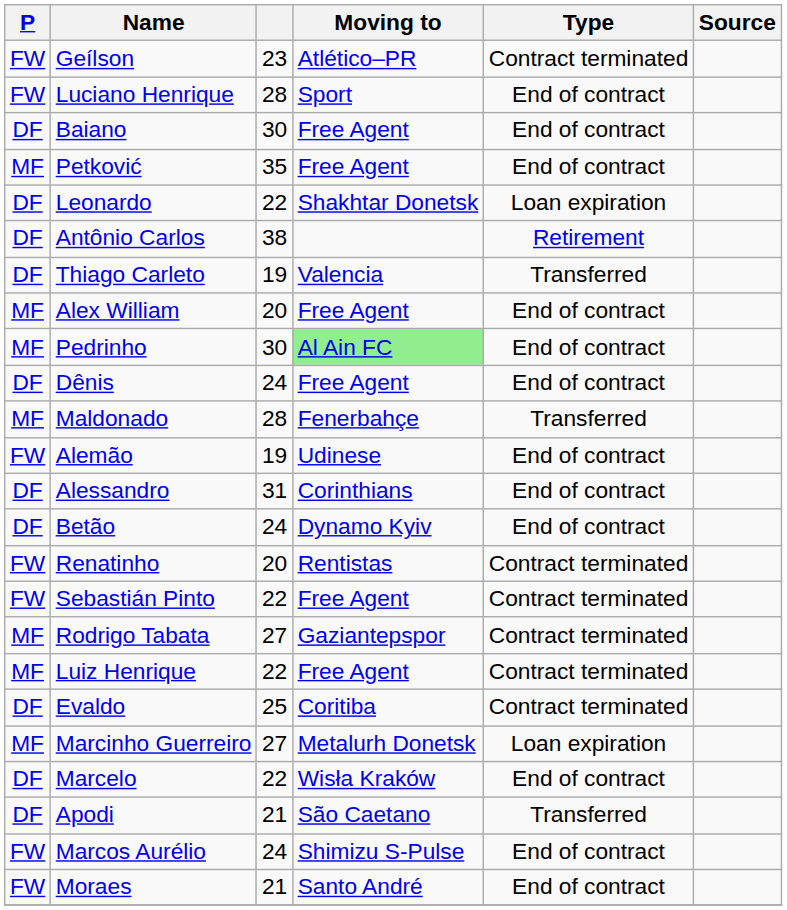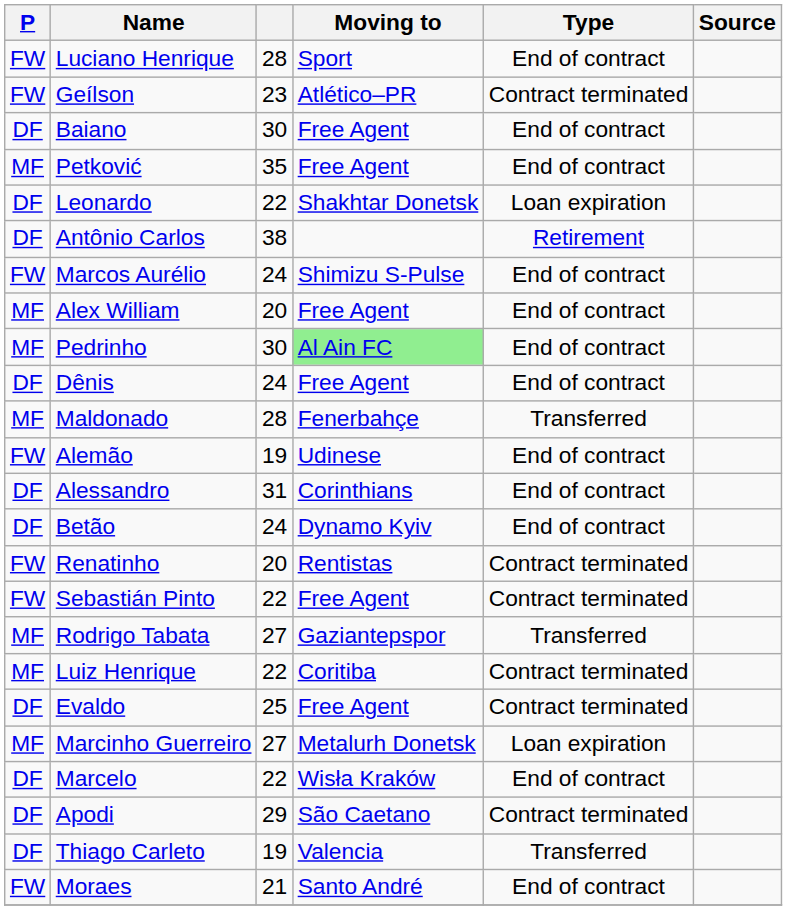rows swapped: (95, 58) <-> (145, 94)
rows swapped: (131, 851) <-> (130, 274)
(589, 635) Contract terminated -> (589, 635) Transferred
(353, 671) Free Agent -> (337, 671) Coritiba
(337, 707) Coritiba -> (353, 707) Free Agent
(275, 815) 21 -> (275, 815) 29
(589, 815) Transferred -> (589, 815) Contract terminated
